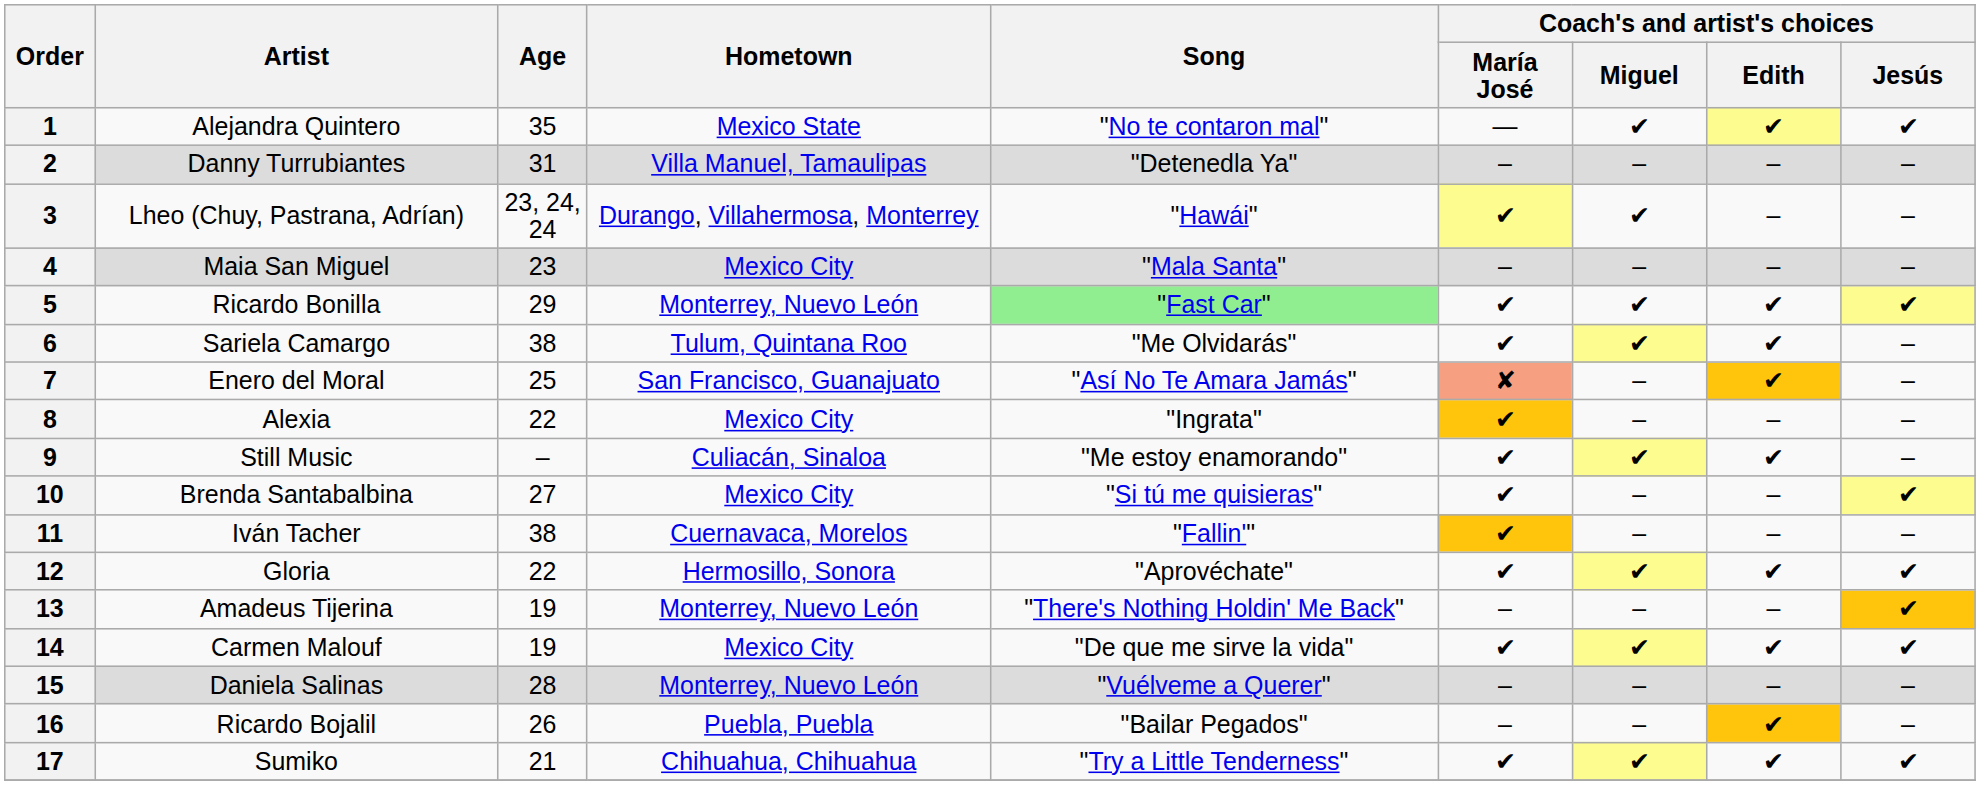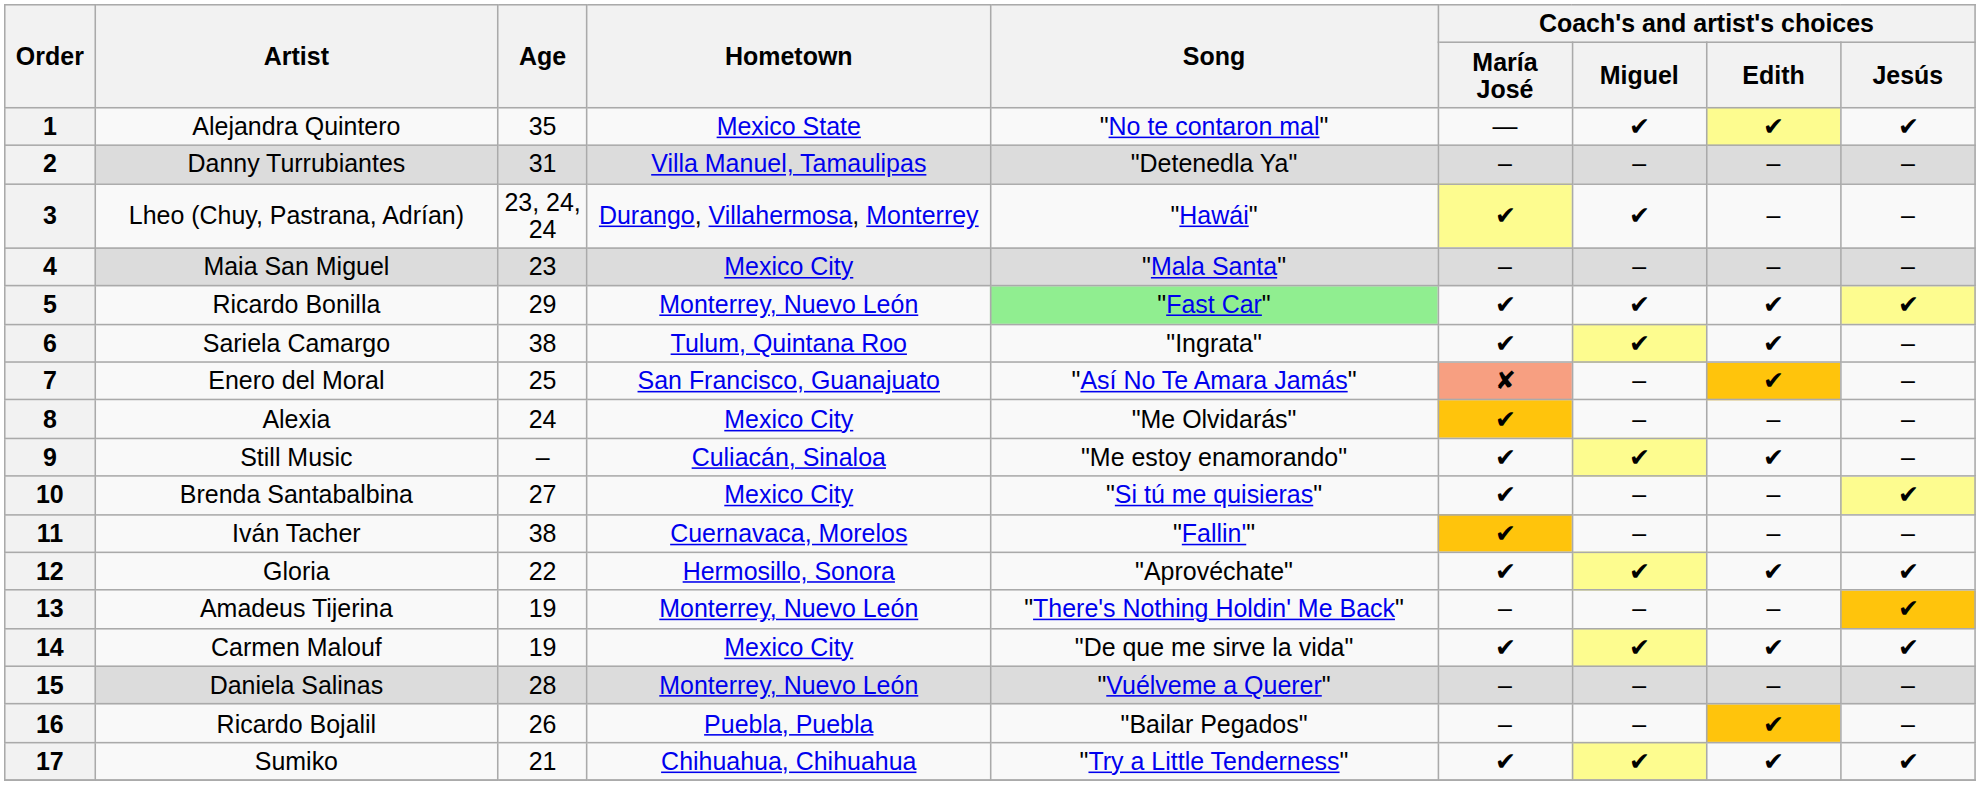(1214, 343) "Me Olvidarás" -> (1214, 343) "Ingrata"
(543, 419) 22 -> (543, 419) 24
(1214, 419) "Ingrata" -> (1214, 419) "Me Olvidarás"
